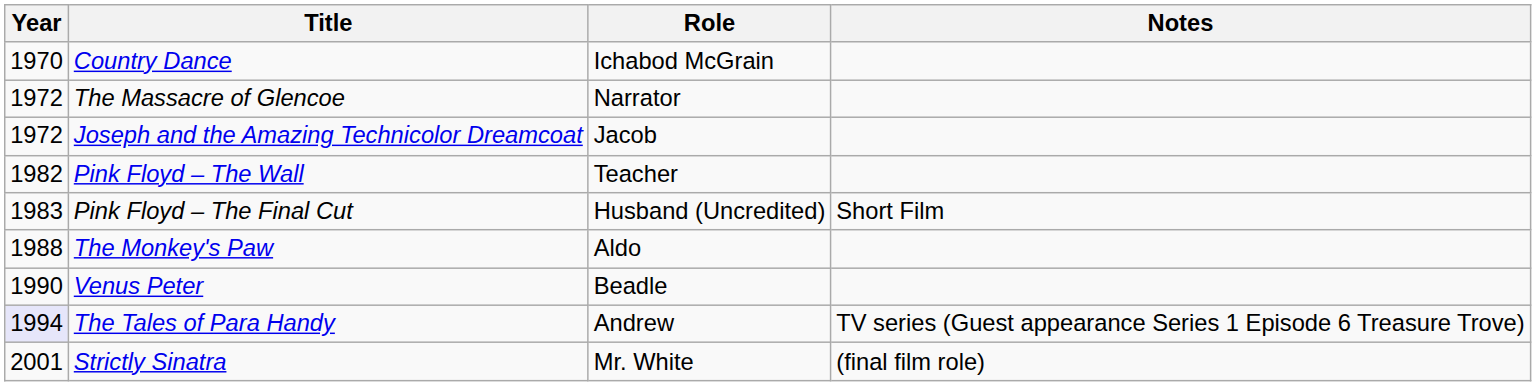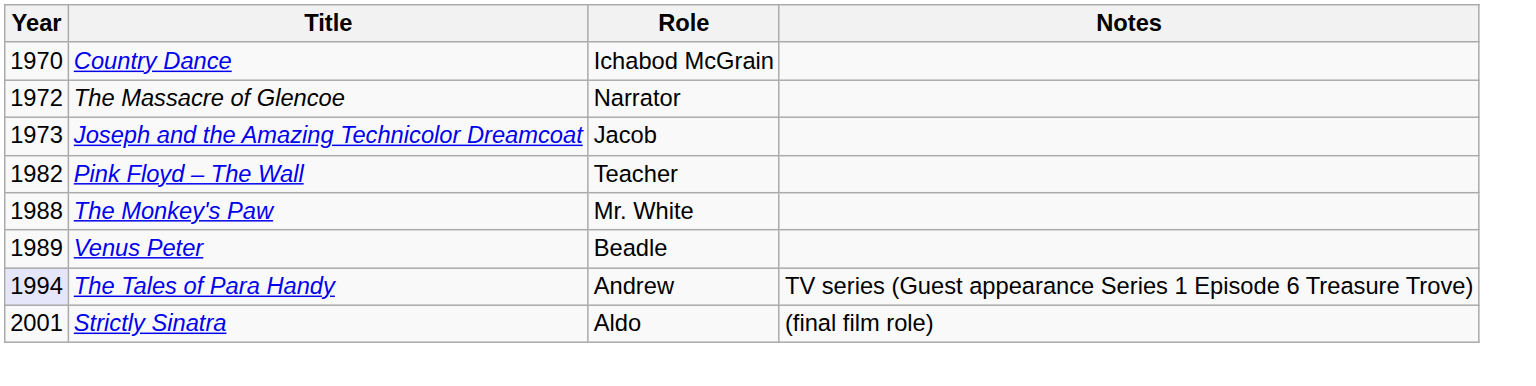(37, 135) 1972 -> (37, 135) 1973
- row: (213, 211)
(617, 248) Aldo -> (644, 211) Mr. White
(37, 286) 1990 -> (37, 248) 1989
(644, 361) Mr. White -> (617, 323) Aldo
